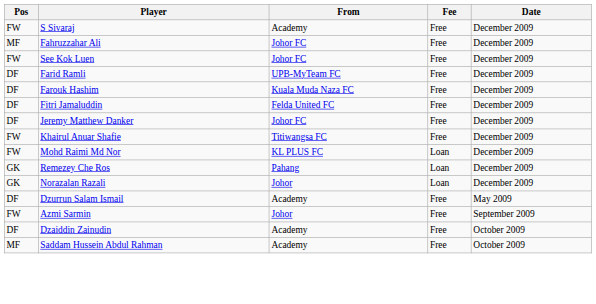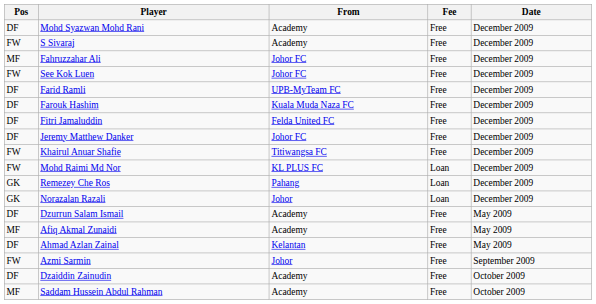+ row: (92, 27)
+ row: (78, 229)
+ row: (80, 245)
